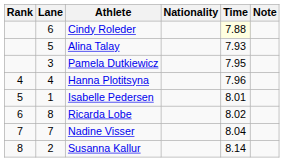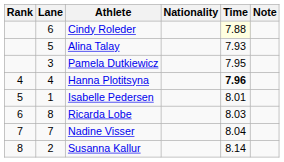(236, 81) normal -> (236, 81) bold
(236, 115) 8.02 -> (236, 115) 8.03
